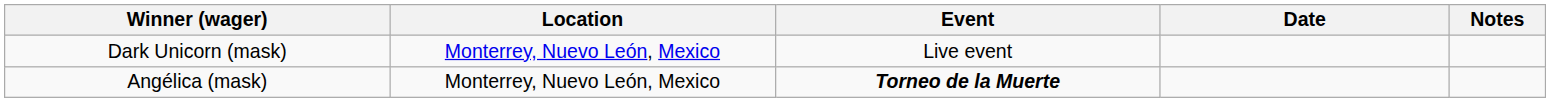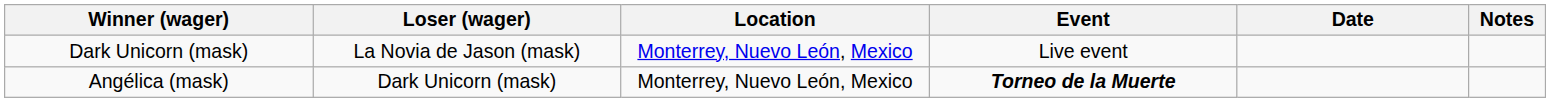+ column: (467, 19)
